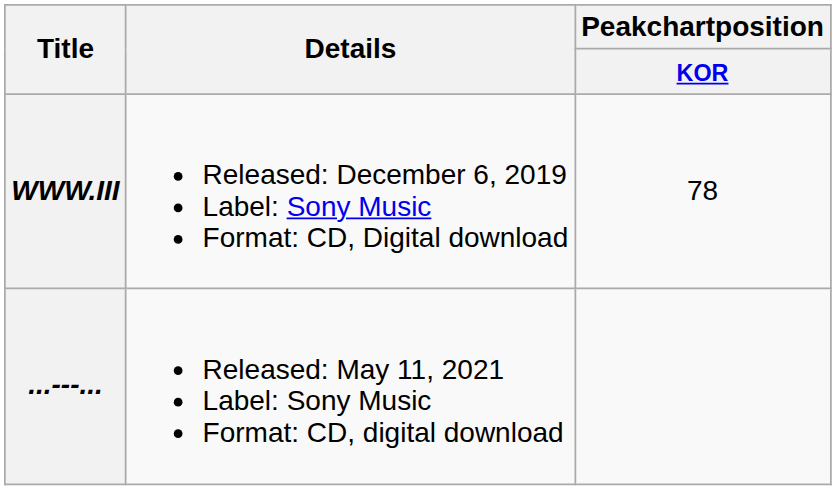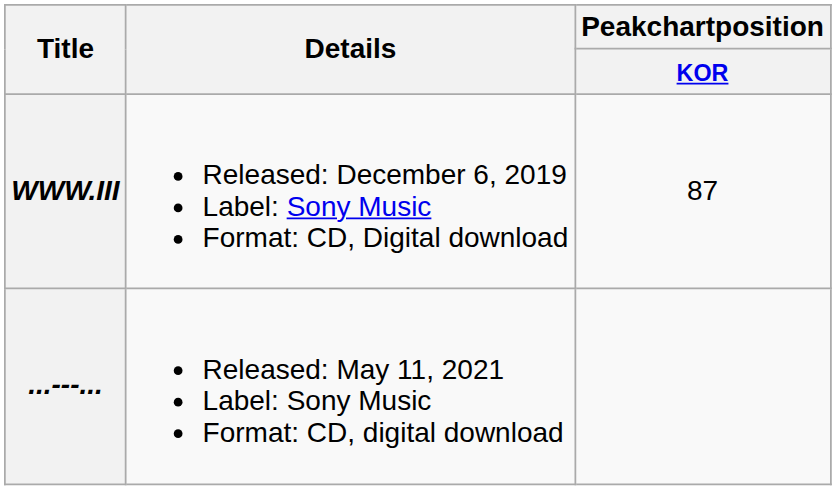(703, 190) 78 -> (703, 190) 87
